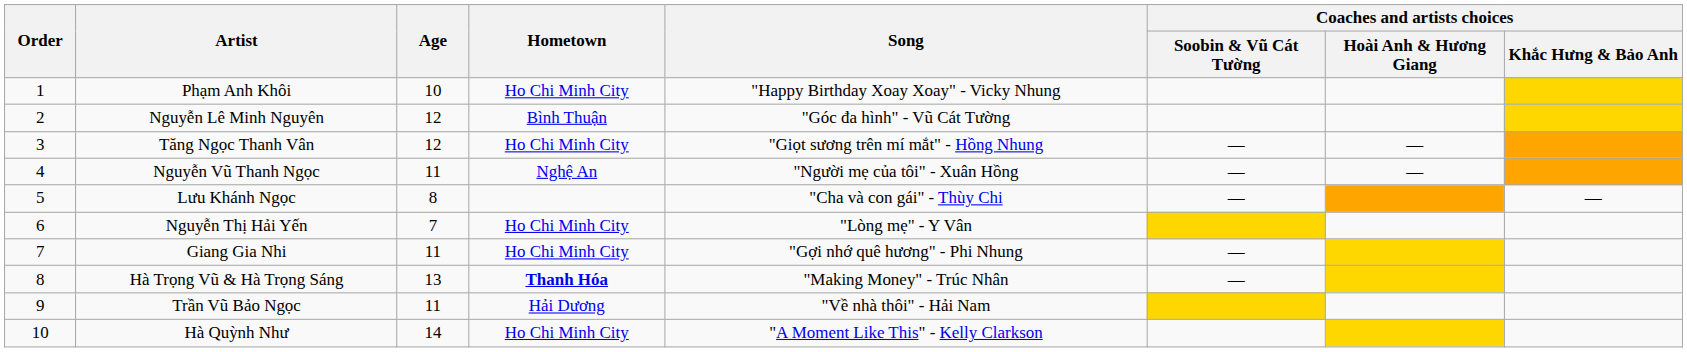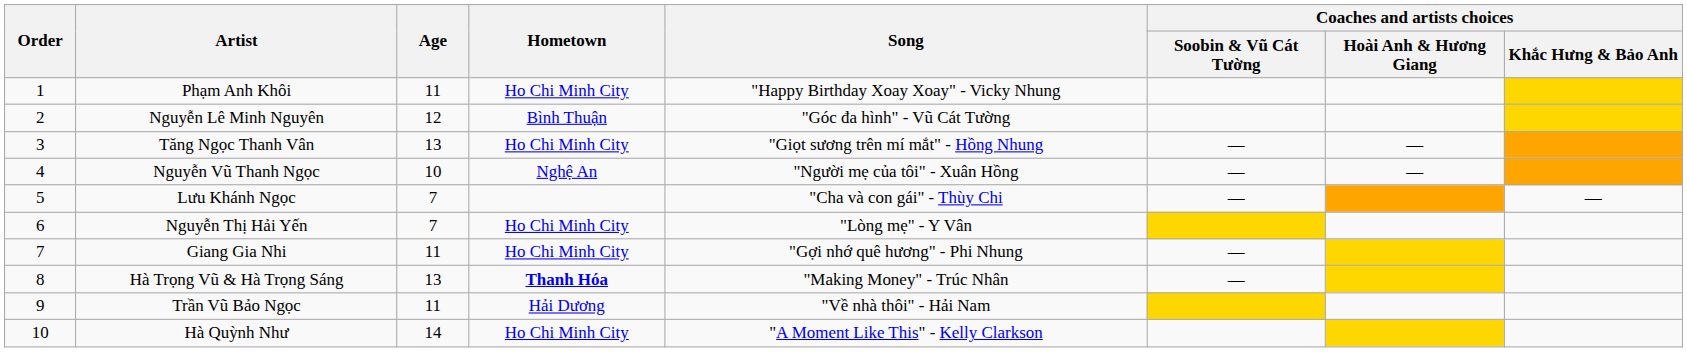(433, 90) 10 -> (433, 90) 11
(433, 144) 12 -> (433, 144) 13
(433, 171) 11 -> (433, 171) 10
(433, 198) 8 -> (433, 198) 7
